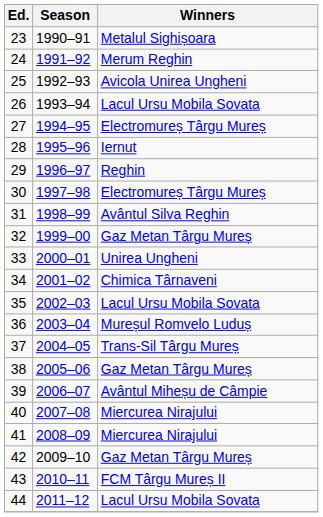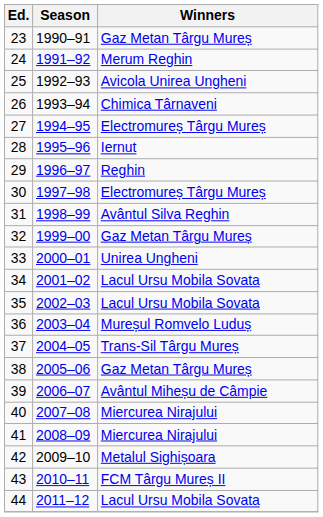(158, 38) Metalul Sighișoara -> (176, 38) Gaz Metan Târgu Mureș
(180, 104) Lacul Ursu Mobila Sovata -> (159, 104) Chimica Târnaveni
(159, 281) Chimica Târnaveni -> (180, 281) Lacul Ursu Mobila Sovata
(176, 457) Gaz Metan Târgu Mureș -> (158, 457) Metalul Sighișoara
